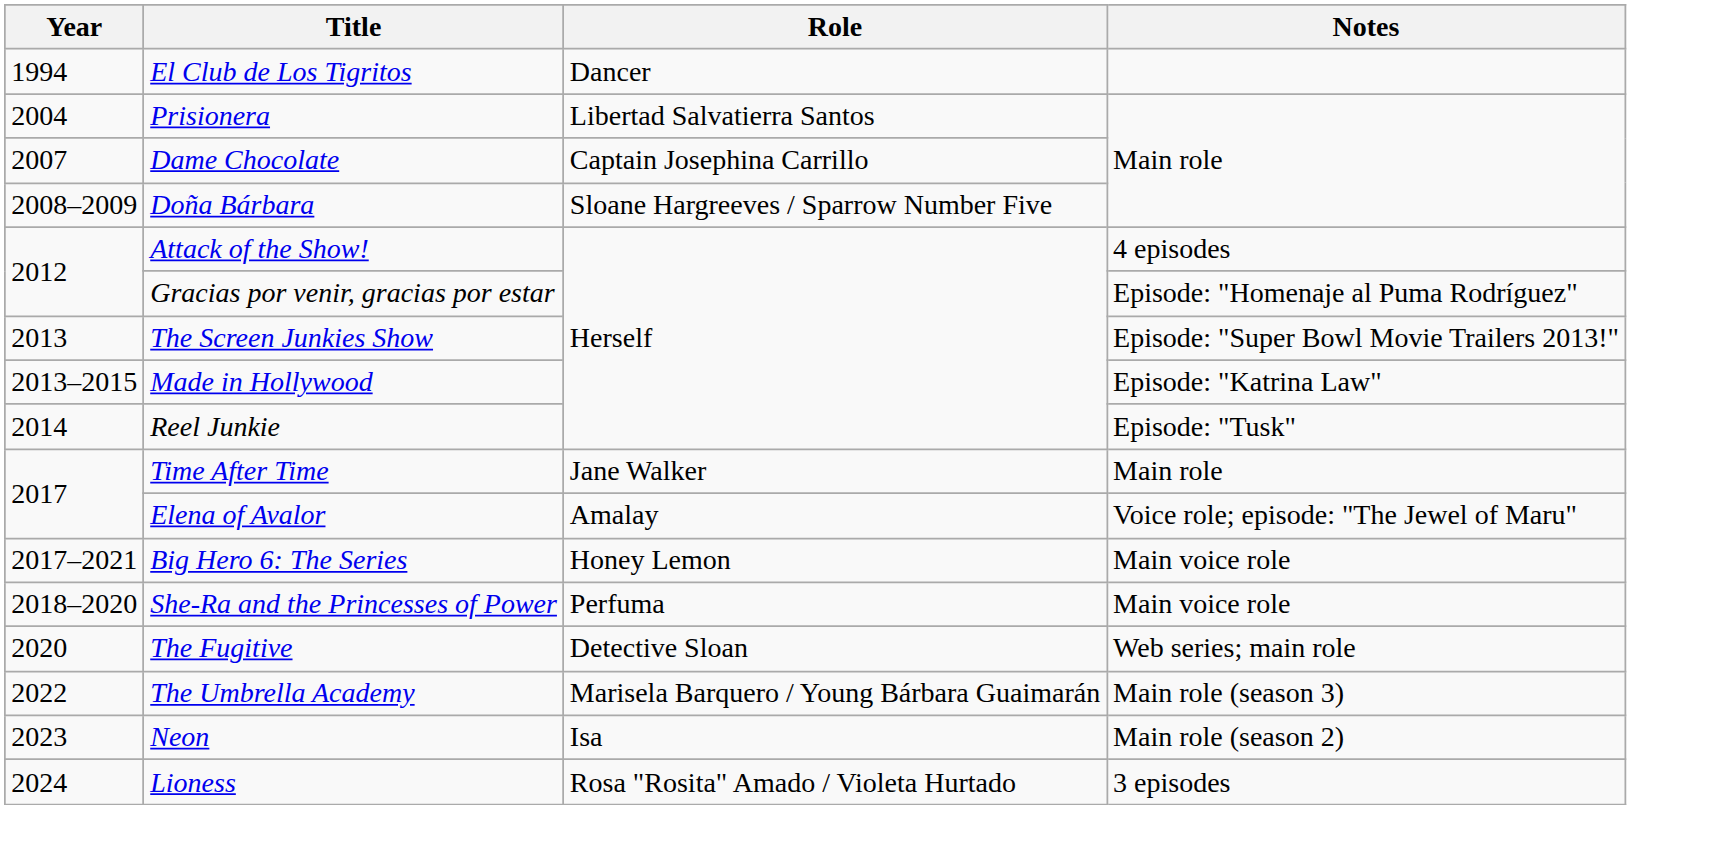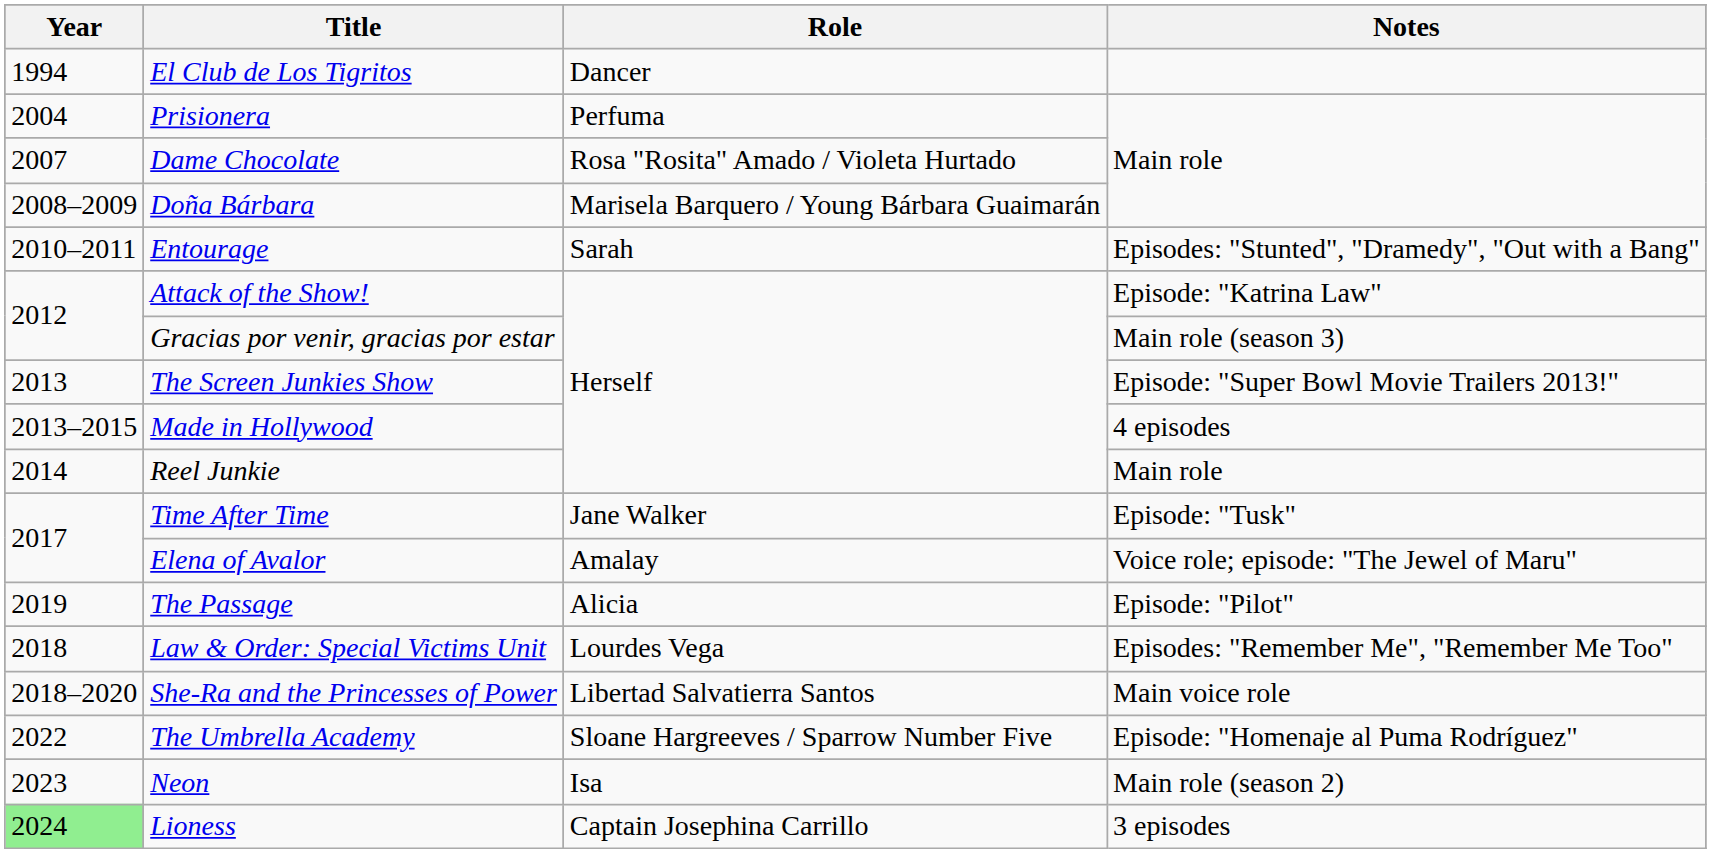(722, 115) Libertad Salvatierra Santos -> (617, 115) Perfuma
(719, 159) Captain Josephina Carrillo -> (793, 159) Rosa "Rosita" Amado / Violeta Hurtado
(811, 204) Sloane Hargreeves / Sparrow Number Five -> (835, 204) Marisela Barquero / Young Bárbara Guaimarán
+ row: (209, 248)
(1172, 248) 4 episodes -> (1247, 293) Episode: "Katrina Law"
(1345, 293) Episode: "Homenaje al Puma Rodríguez" -> (1229, 337) Main role (season 3)
(1247, 381) Episode: "Katrina Law" -> (1172, 426) 4 episodes
(1204, 426) Episode: "Tusk" -> (1168, 470) Main role
(1168, 470) Main role -> (1204, 515) Episode: "Tusk"
+ row: (221, 603)
- row: (279, 559)
+ row: (348, 648)
(617, 603) Perfuma -> (722, 692) Libertad Salvatierra Santos
- row: (221, 648)
(835, 692) Marisela Barquero / Young Bárbara Guaimarán -> (811, 737) Sloane Hargreeves / Sparrow Number Five
(1229, 692) Main role (season 3) -> (1345, 737) Episode: "Homenaje al Puma Rodríguez"
(39, 781) no background -> (39, 826) lightgreen background
(793, 781) Rosa "Rosita" Amado / Violeta Hurtado -> (719, 826) Captain Josephina Carrillo
